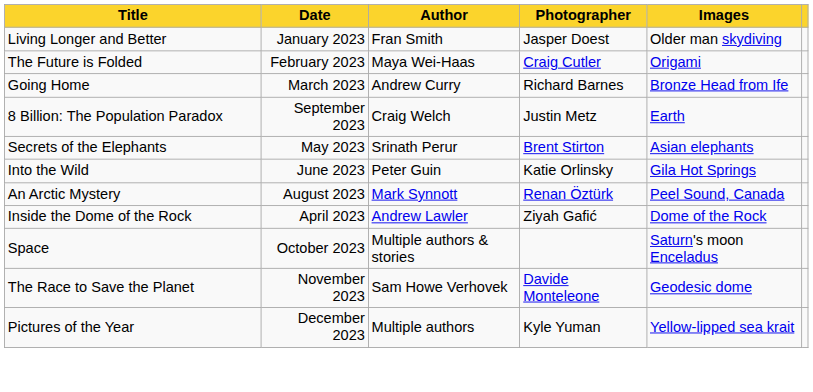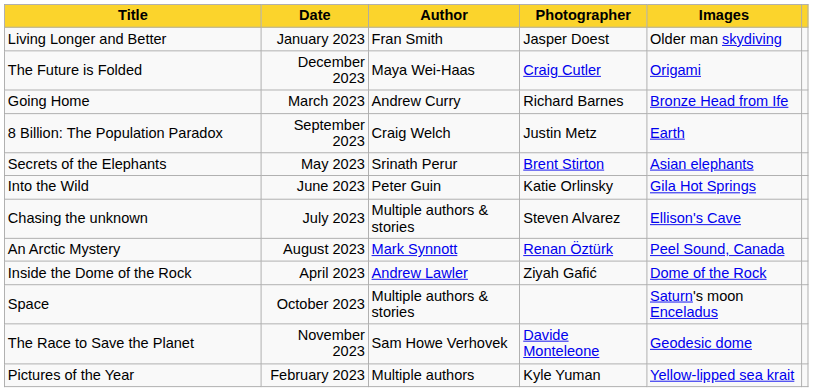(318, 62) February 2023 -> (331, 70) December 2023
+ row: (78, 218)
(331, 327) December 2023 -> (318, 375) February 2023
